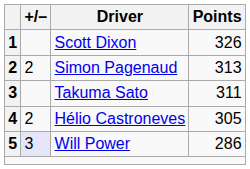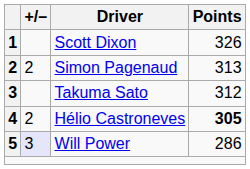(229, 93) 311 -> (228, 93) 312
(228, 118) normal -> (228, 118) bold
